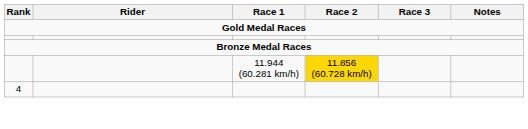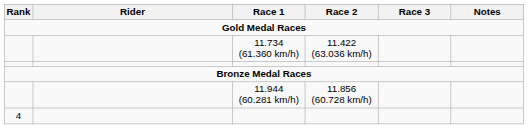+ row: (18, 48)
(342, 68) gold background -> (342, 95) no background
